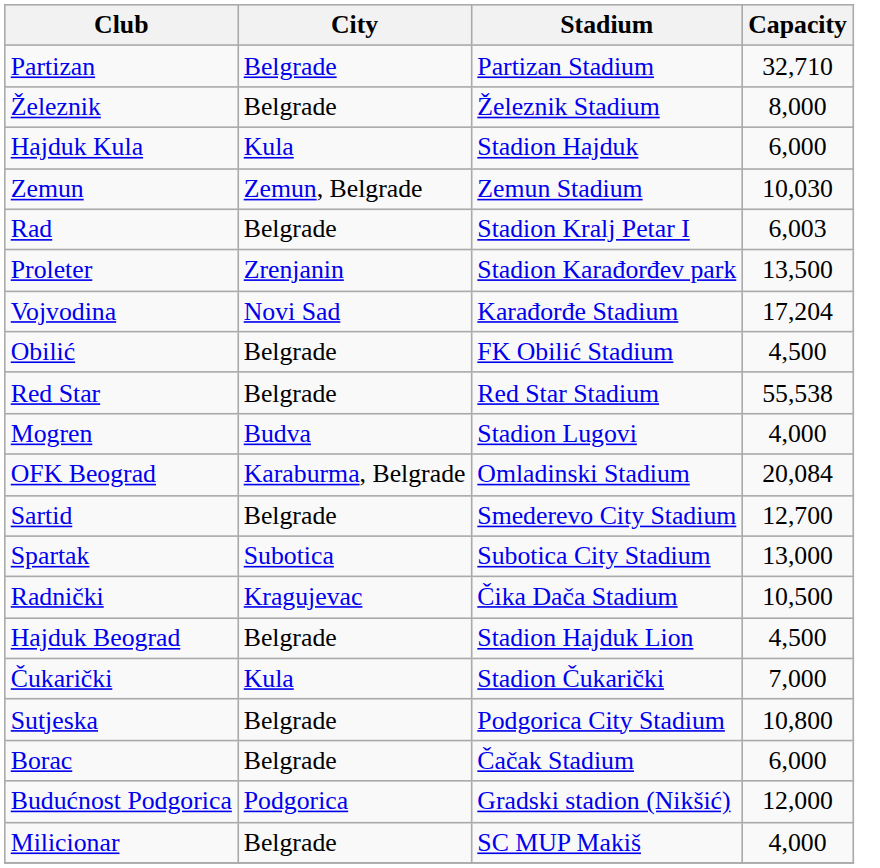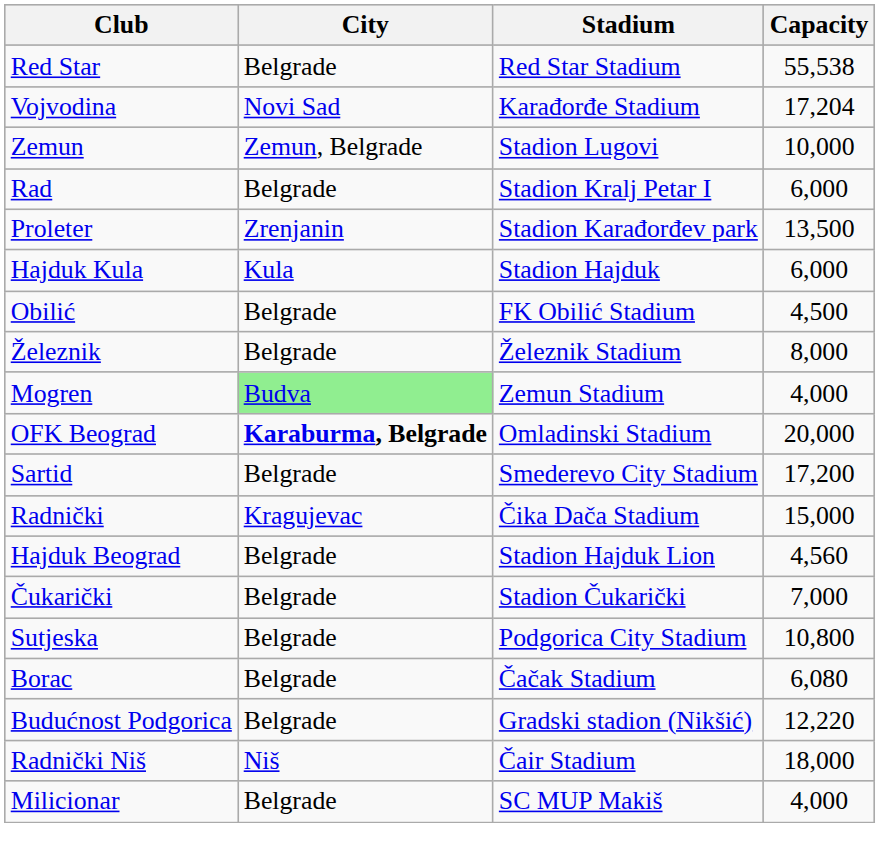- row: (53, 65)
rows swapped: (55, 392) <-> (56, 106)
rows swapped: (63, 310) <-> (77, 147)
(560, 188) Zemun Stadium -> (579, 147) Stadion Lugovi
(798, 188) 10,030 -> (819, 147) 10,000
(798, 229) 6,003 -> (819, 188) 6,000
(277, 433) no background -> (277, 392) lightgreen background
(557, 433) Stadion Lugovi -> (582, 392) Zemun Stadium
(355, 474) normal -> (365, 433) bold
(798, 474) 20,084 -> (819, 433) 20,000
(798, 515) 12,700 -> (819, 474) 17,200
- row: (50, 556)
(798, 596) 10,500 -> (819, 515) 15,000
(798, 637) 4,500 -> (819, 556) 4,560
(269, 678) Kula -> (290, 596) Belgrade
(798, 760) 6,000 -> (819, 678) 6,080
(296, 801) Podgorica -> (290, 719) Belgrade
(798, 801) 12,000 -> (819, 719) 12,220
+ row: (78, 760)
